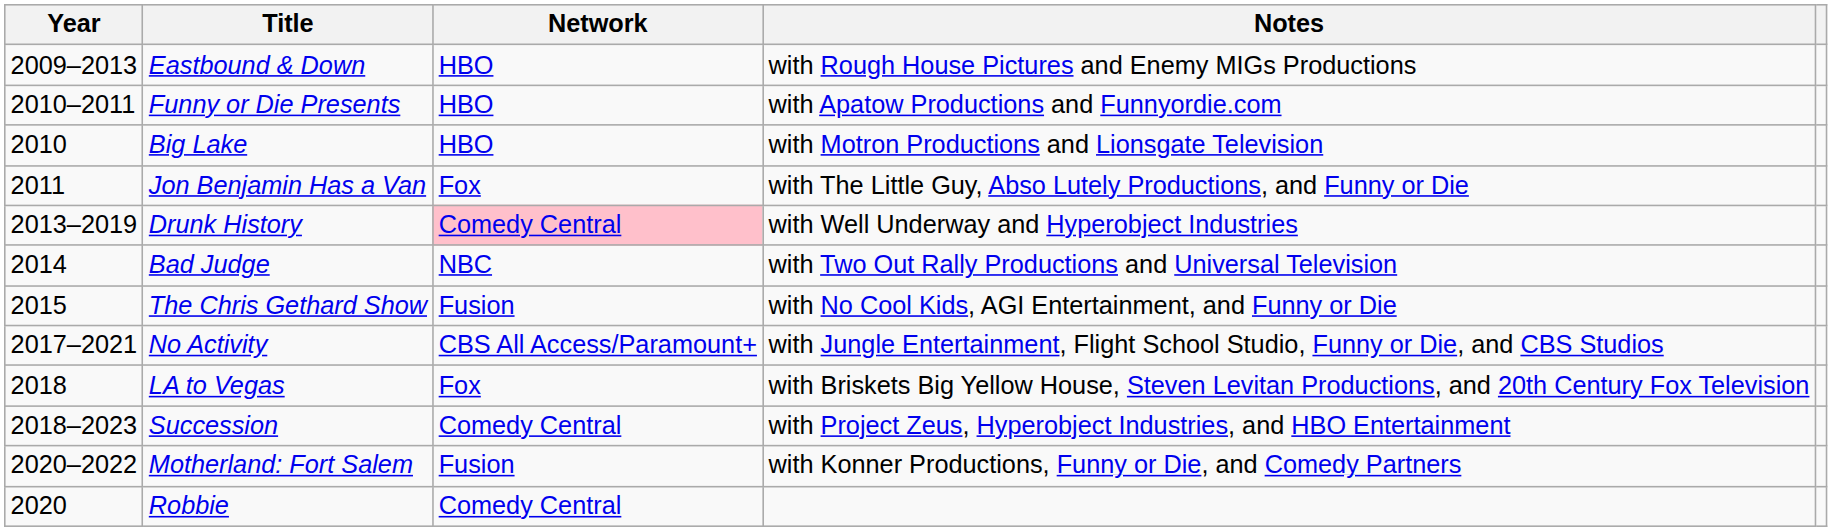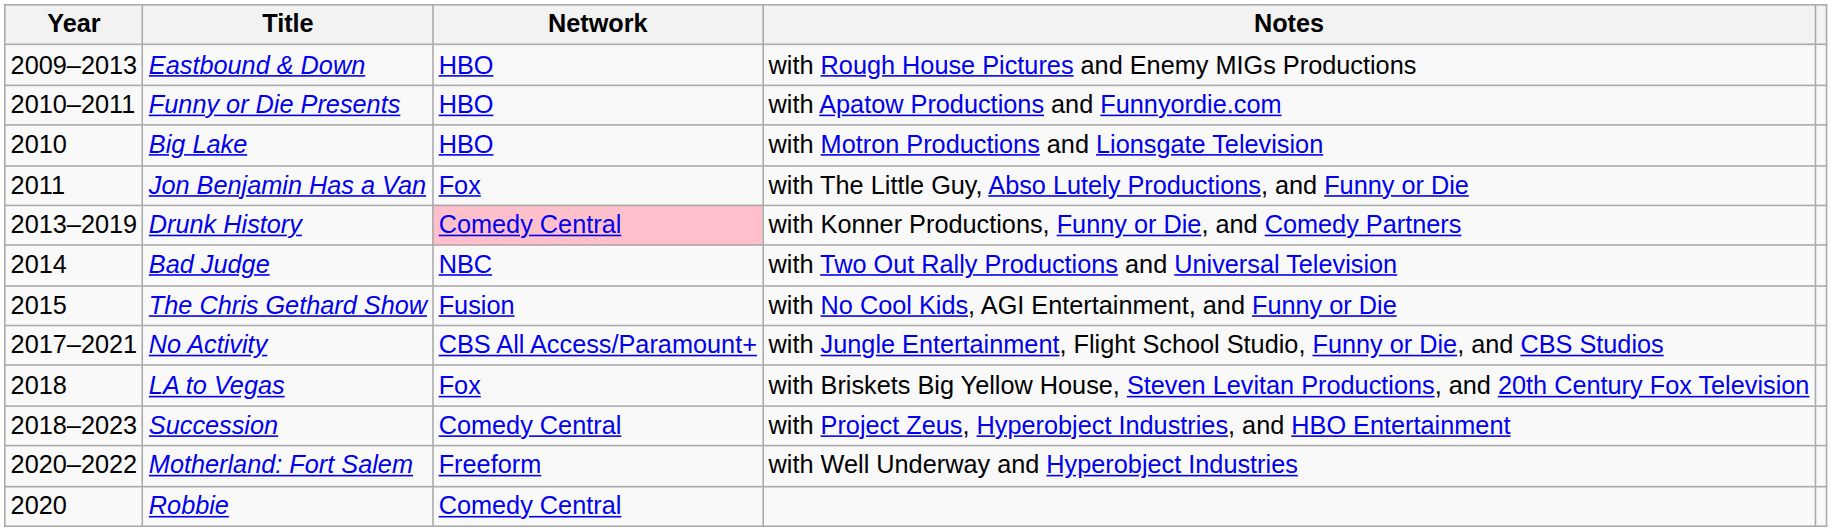(1033, 225) with Well Underway and Hyperobject Industries -> (1115, 225) with Konner Productions, Funny or Die, and Comedy Partners
(477, 465) Fusion -> (490, 465) Freeform
(1115, 465) with Konner Productions, Funny or Die, and Comedy Partners -> (1033, 465) with Well Underway and Hyperobject Industries
